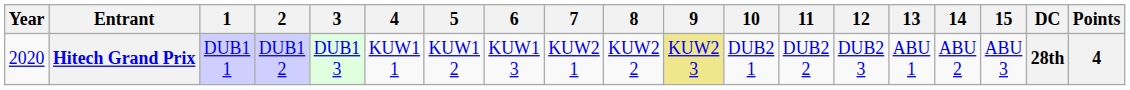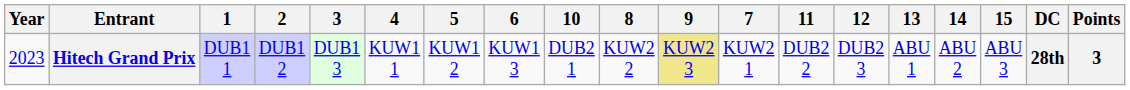columns swapped: (574, 18) <-> (751, 18)
(27, 58) 2020 -> (27, 58) 2023
(1097, 58) 4 -> (1097, 58) 3
